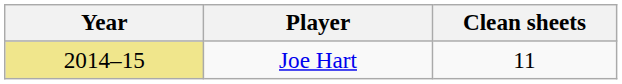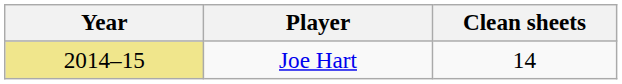(524, 59) 11 -> (524, 59) 14
